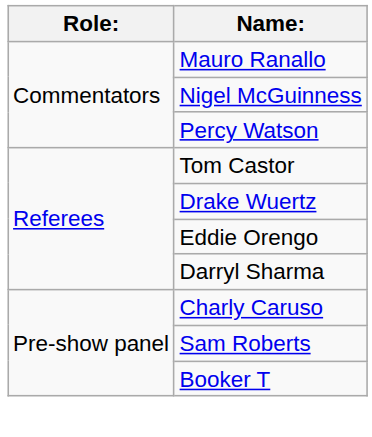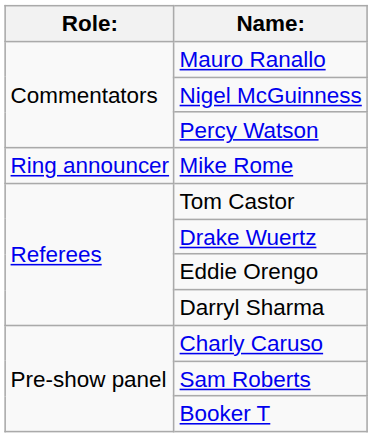+ row: (236, 166)
